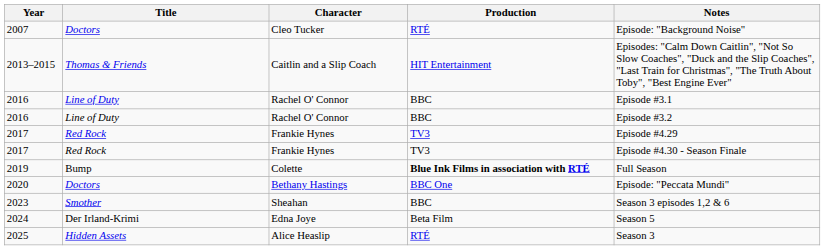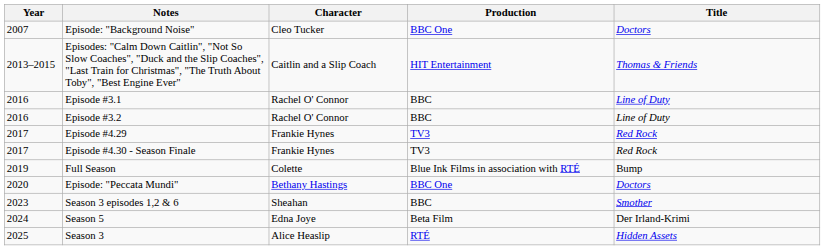columns swapped: (166, 13) <-> (717, 13)
(420, 30) RTÉ -> (431, 30) BBC One
(500, 168) bold -> (495, 168) normal
